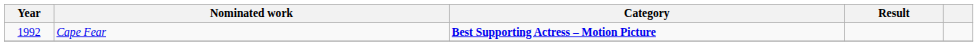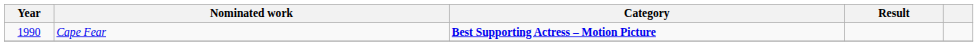(29, 31) 1992 -> (29, 31) 1990
